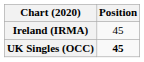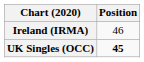(118, 30) 45 -> (118, 30) 46
